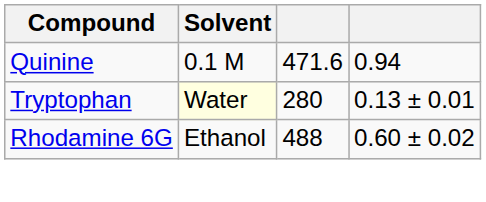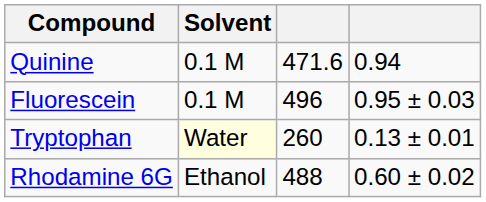+ row: (73, 100)
(303, 100) 280 -> (303, 138) 260
